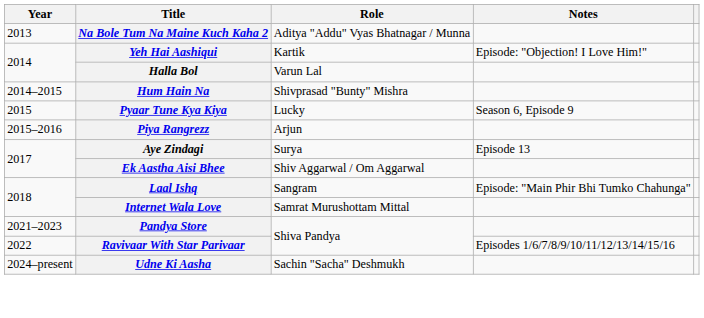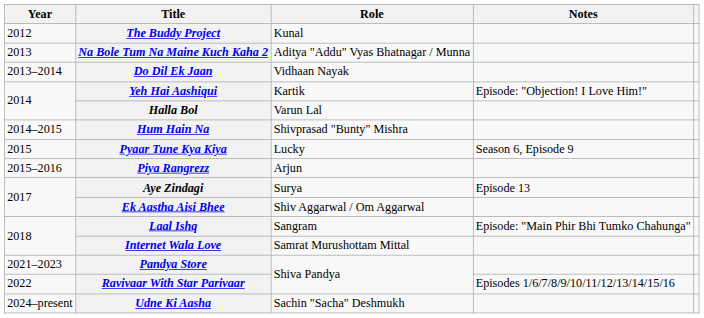+ row: (173, 33)
+ row: (173, 71)
